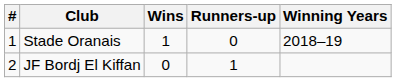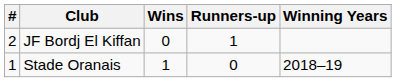rows swapped: (72, 40) <-> (82, 64)
